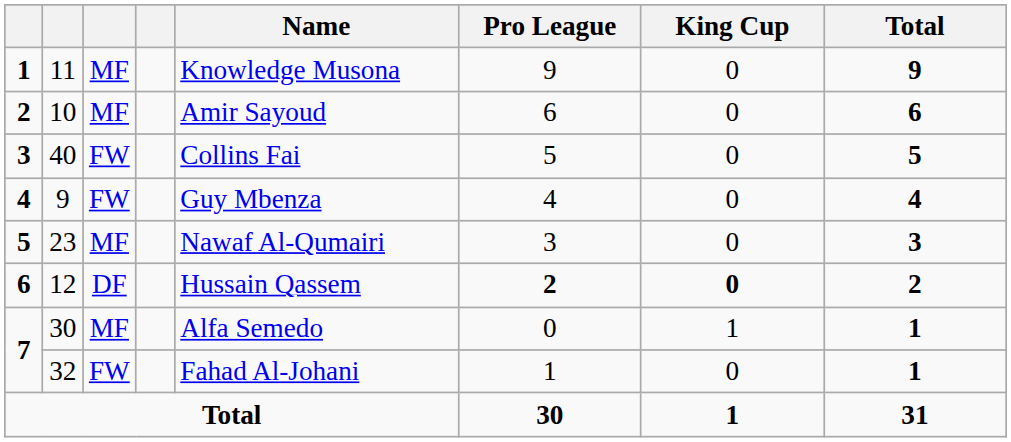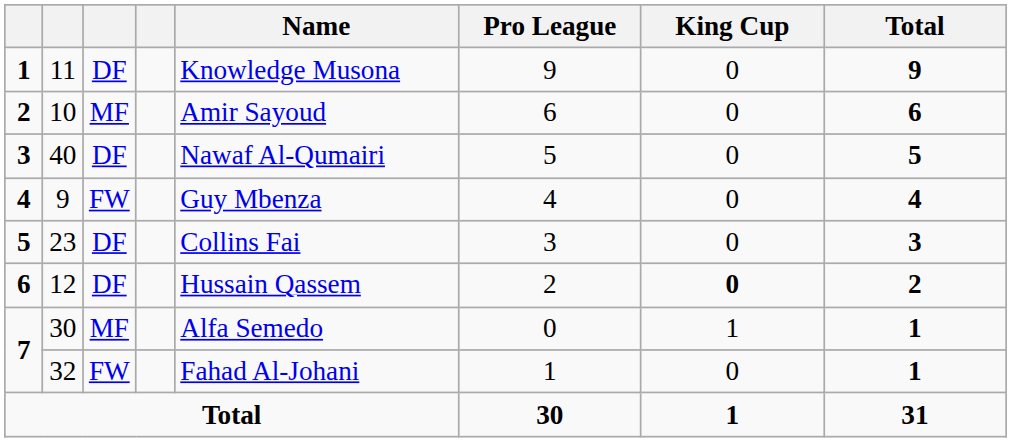(109, 69) MF -> (109, 69) DF
(109, 155) FW -> (109, 155) DF
(240, 155) Collins Fai -> (283, 155) Nawaf Al-Qumairi
(109, 241) MF -> (109, 241) DF
(283, 241) Nawaf Al-Qumairi -> (240, 241) Collins Fai
(550, 284) bold -> (550, 284) normal
